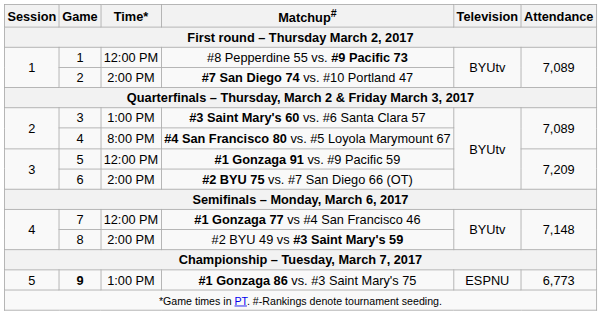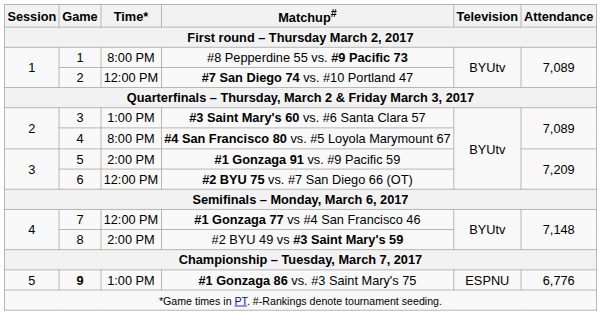(131, 58) 12:00 PM -> (131, 58) 8:00 PM
(131, 78) 2:00 PM -> (131, 78) 12:00 PM
(131, 159) 12:00 PM -> (131, 159) 2:00 PM
(131, 179) 2:00 PM -> (131, 179) 12:00 PM
(559, 280) 6,773 -> (559, 280) 6,776
